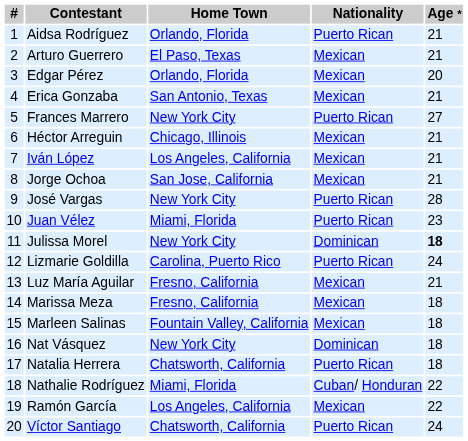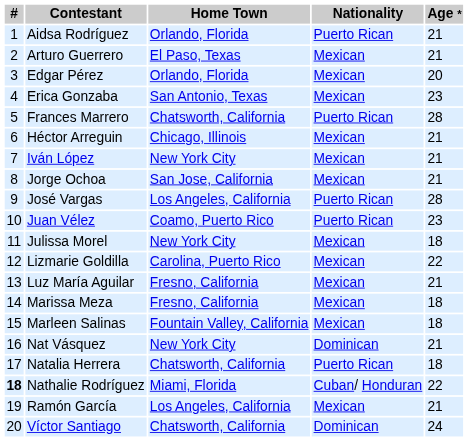(435, 96) 21 -> (435, 96) 23
(193, 117) New York City -> (218, 117) Chatsworth, California
(435, 117) 27 -> (435, 117) 28
(220, 158) Los Angeles, California -> (193, 158) New York City
(193, 200) New York City -> (220, 200) Los Angeles, California
(193, 220) Miami, Florida -> (212, 220) Coamo, Puerto Rico
(346, 241) Dominican -> (339, 241) Mexican
(435, 241) bold -> (435, 241) normal
(353, 261) Puerto Rican -> (339, 261) Mexican
(435, 261) 24 -> (435, 261) 22
(435, 344) 18 -> (435, 344) 21
(14, 385) normal -> (14, 385) bold
(435, 406) 22 -> (435, 406) 21
(353, 427) Puerto Rican -> (346, 427) Dominican
